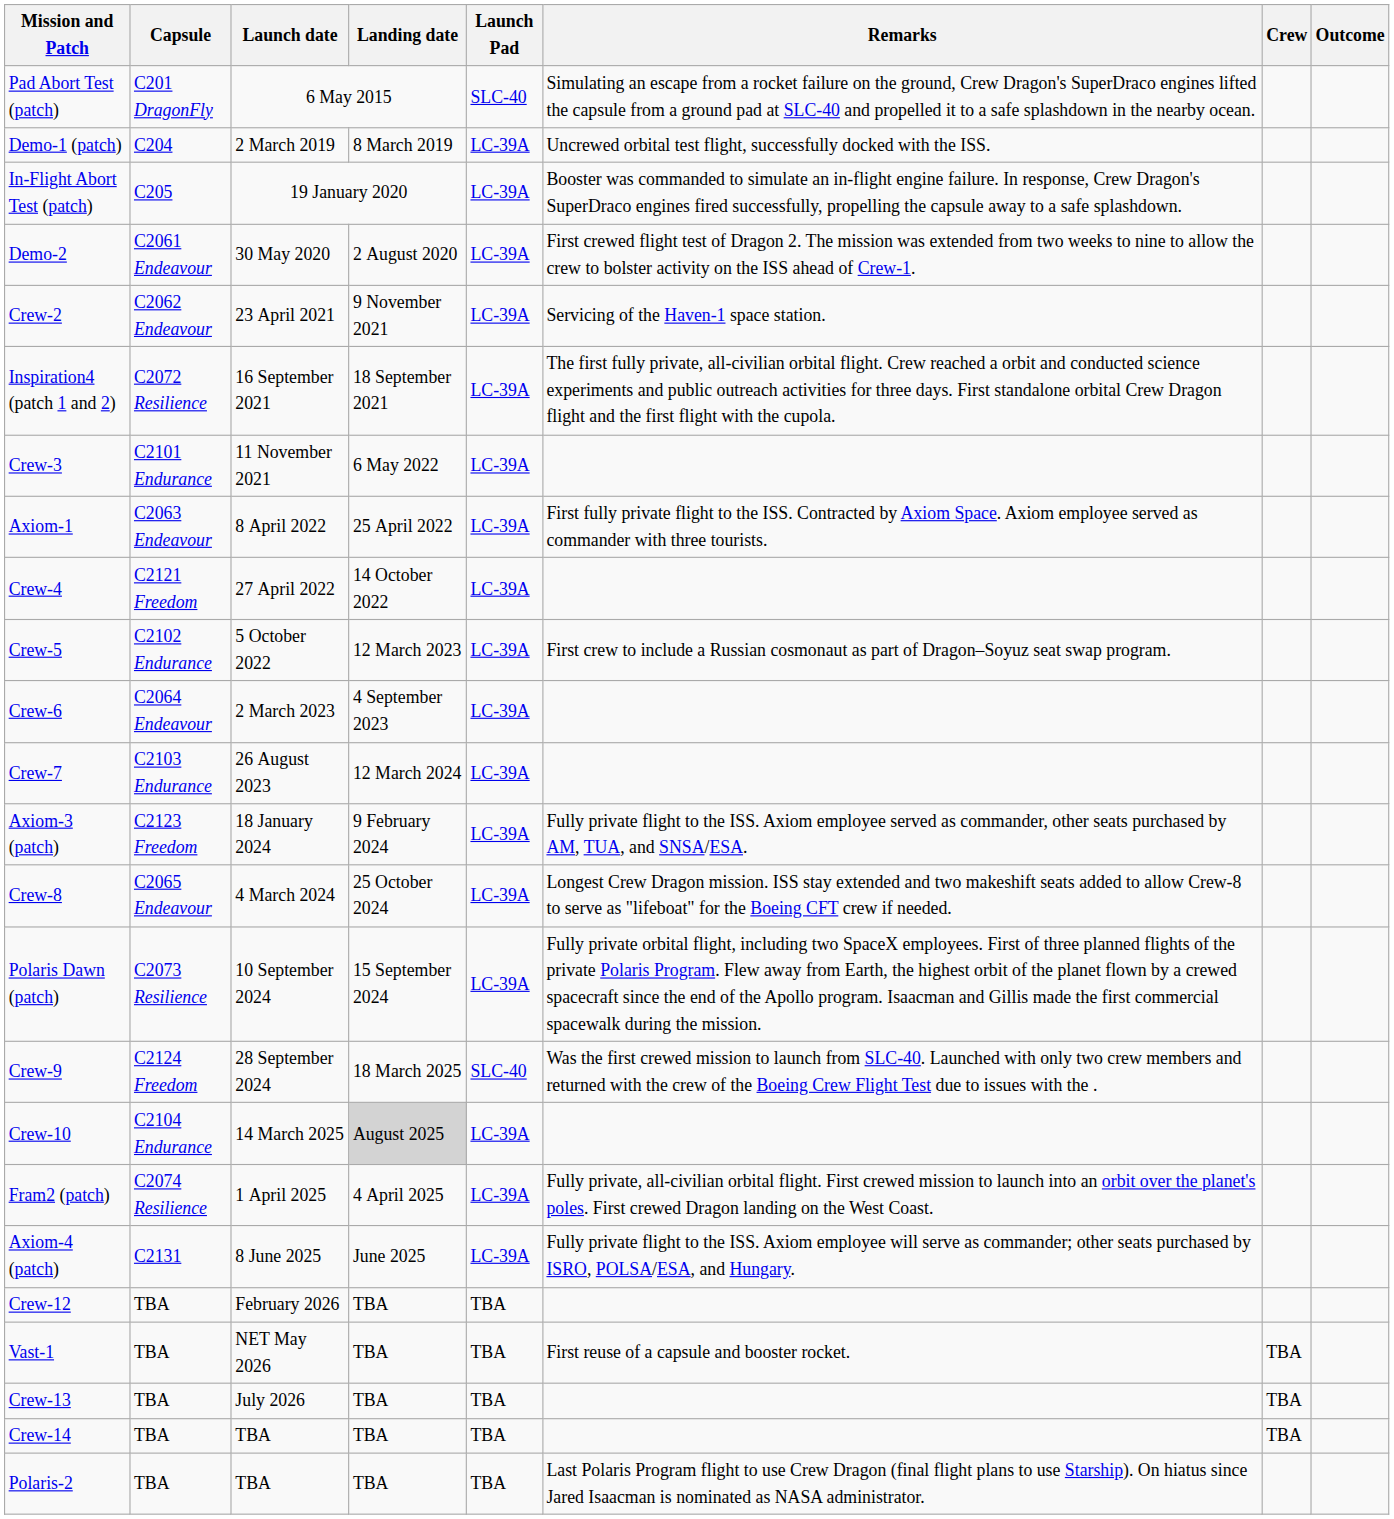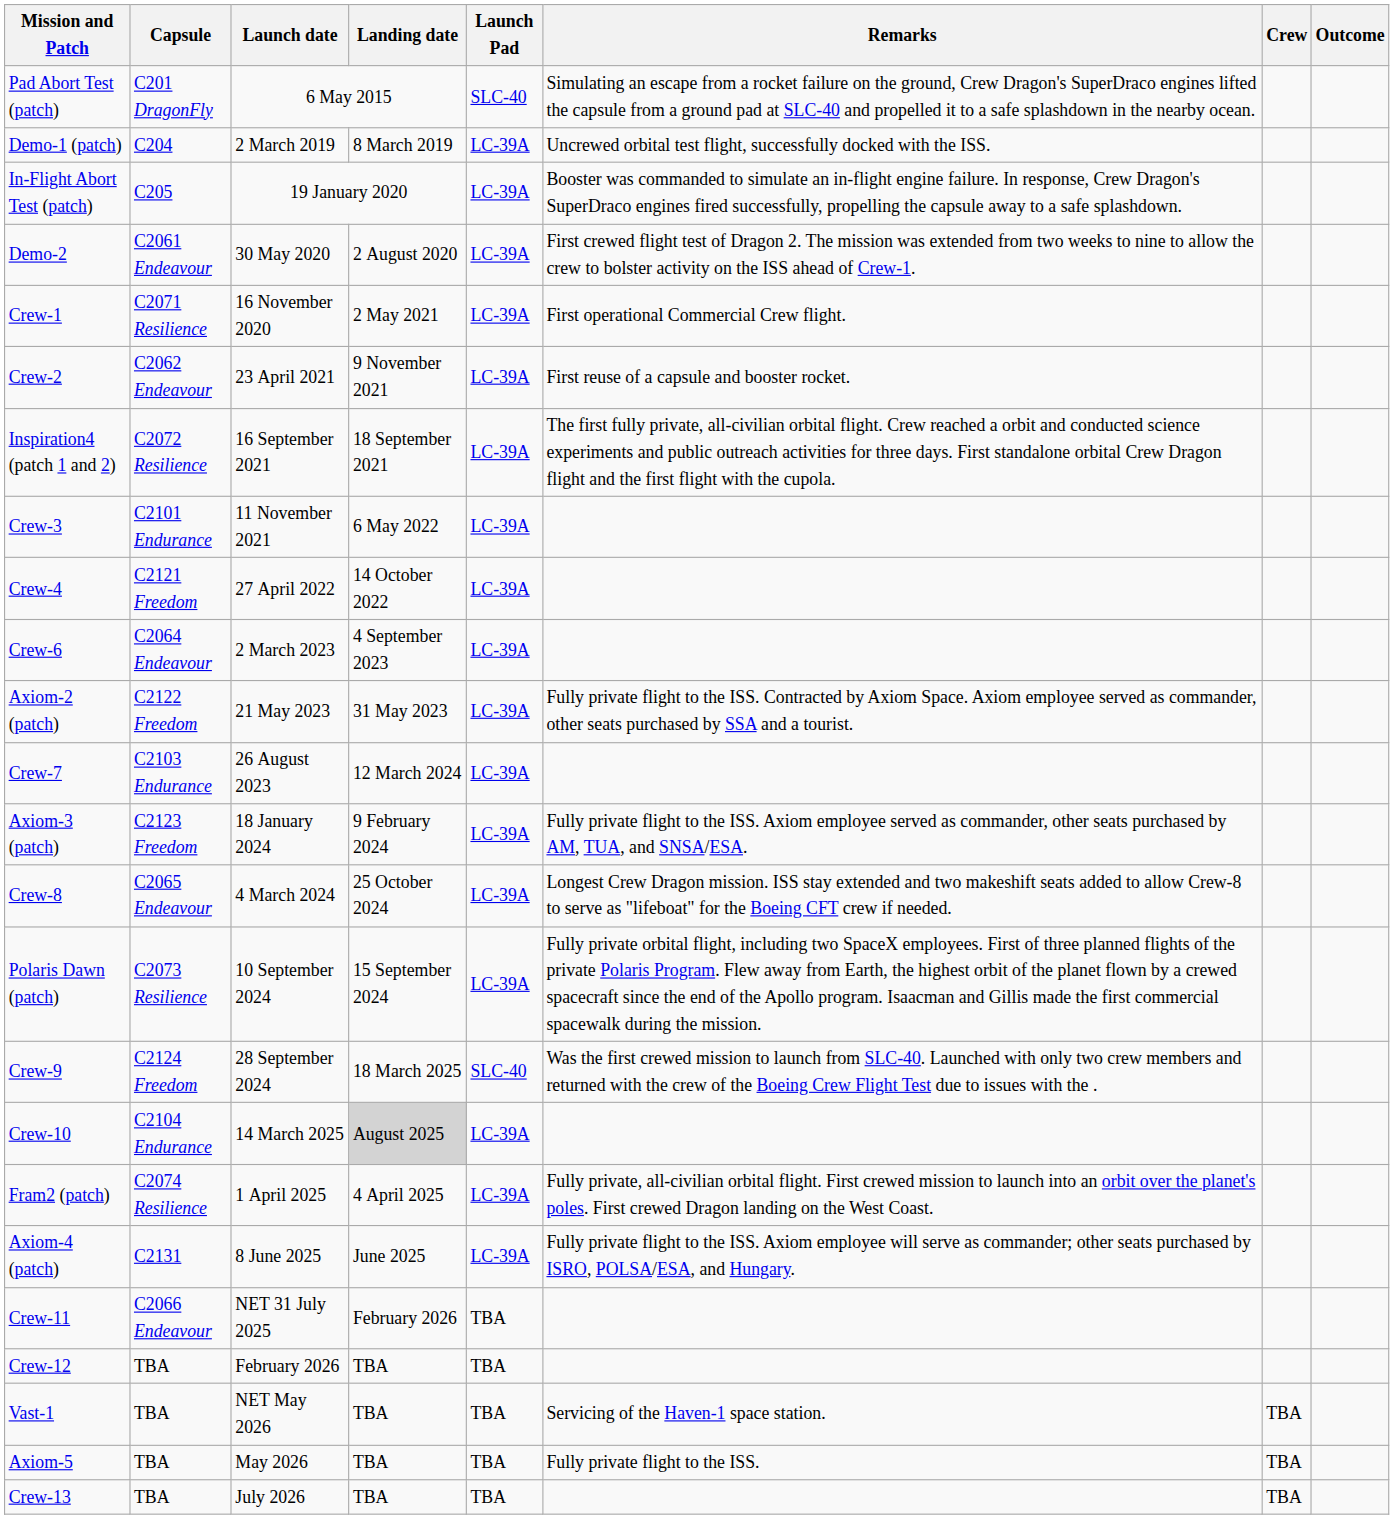+ row: (35, 315)
(686, 315) Servicing of the Haven-1 space station. -> (698, 377) First reuse of a capsule and booster rocket.
- row: (41, 526)
- row: (35, 649)
+ row: (41, 711)
+ row: (39, 1317)
(698, 1352) First reuse of a capsule and booster rocket. -> (686, 1414) Servicing of the Haven-1 space station.
+ row: (41, 1462)
- row: (40, 1435)
- row: (41, 1483)
